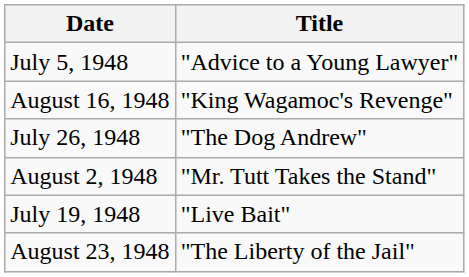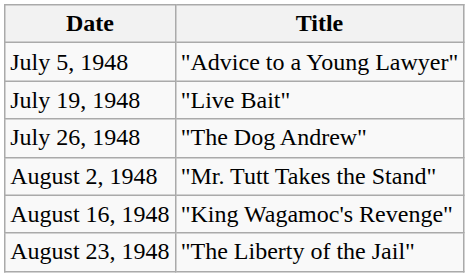rows swapped: (75, 213) <-> (90, 99)
